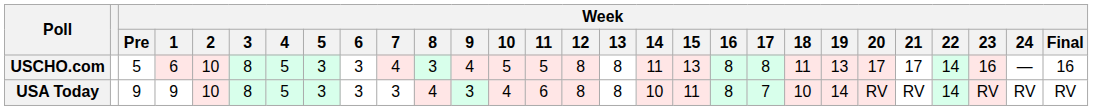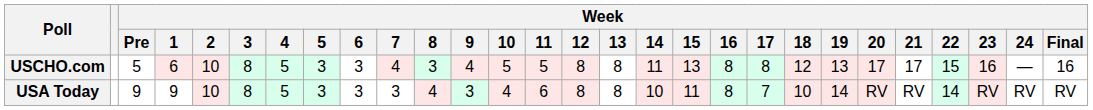(803, 67) 11 -> (803, 67) 12
(951, 67) 14 -> (951, 67) 15
